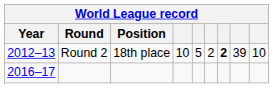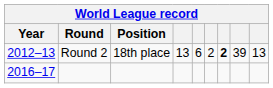(183, 53) 10 -> (183, 53) 13
(198, 53) 5 -> (198, 53) 6
(259, 53) 10 -> (259, 53) 13
